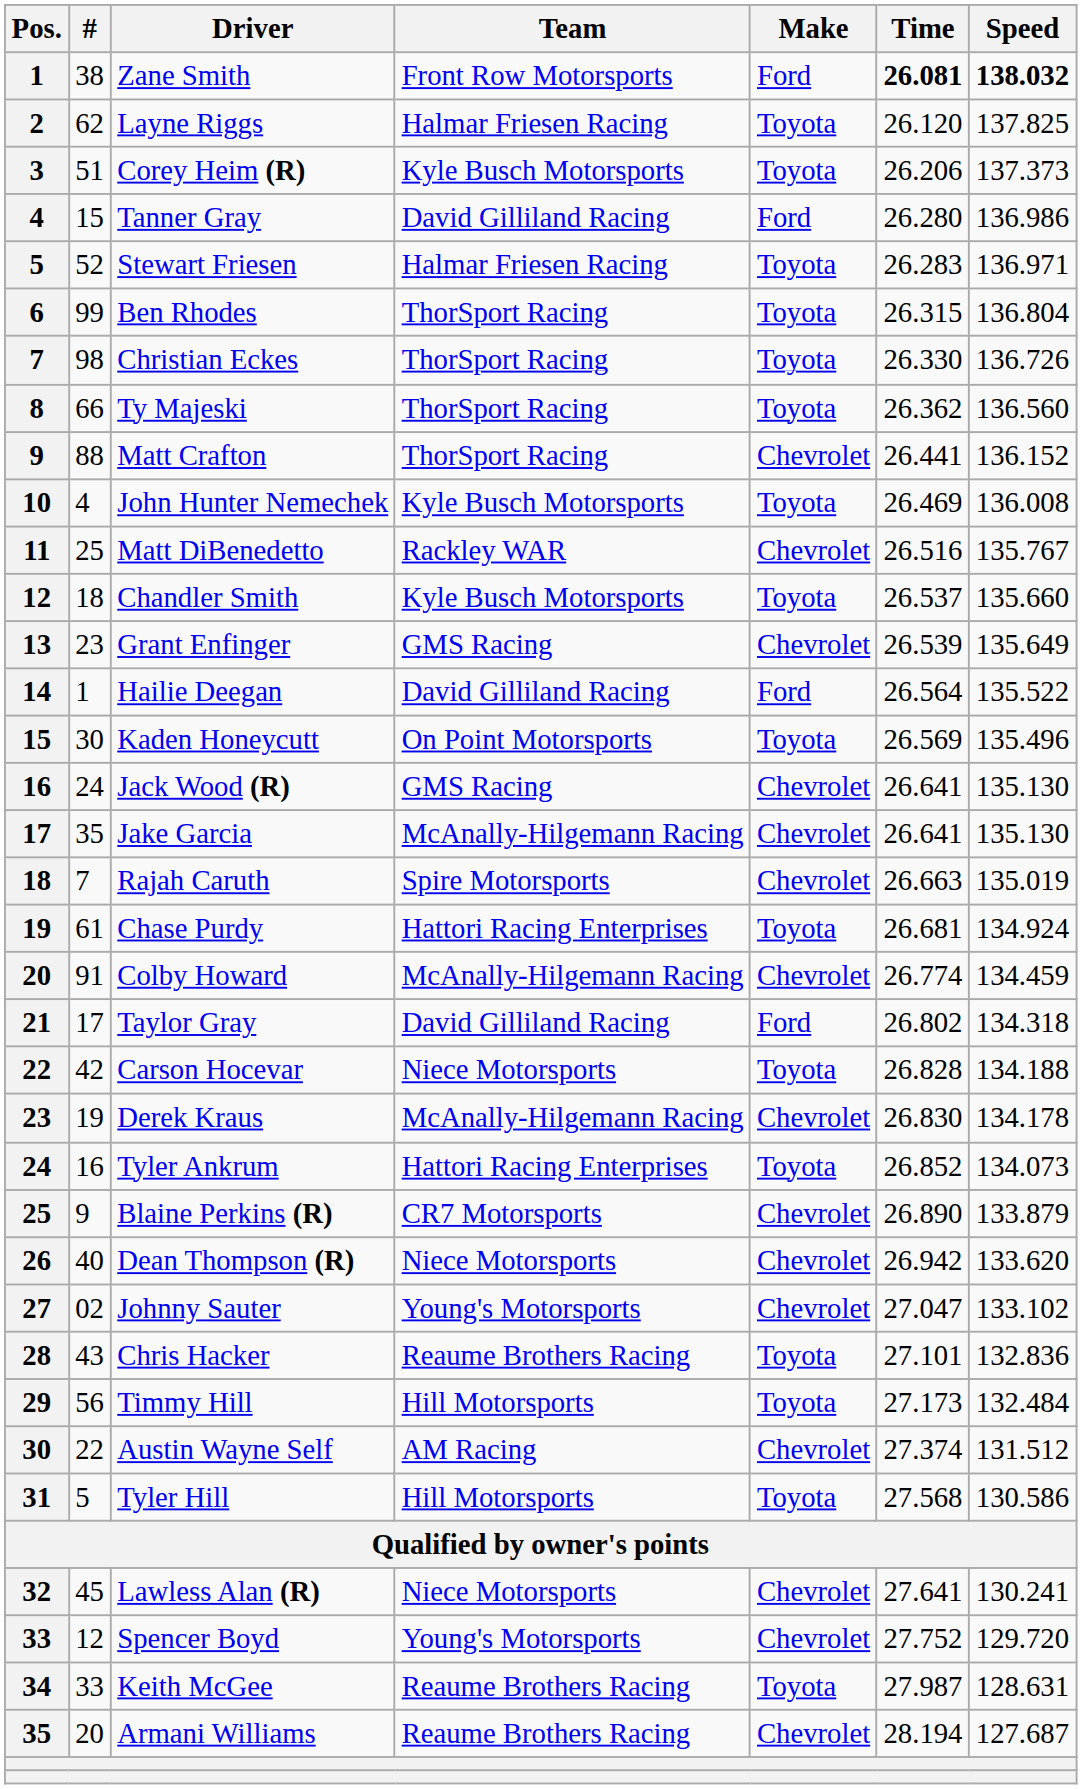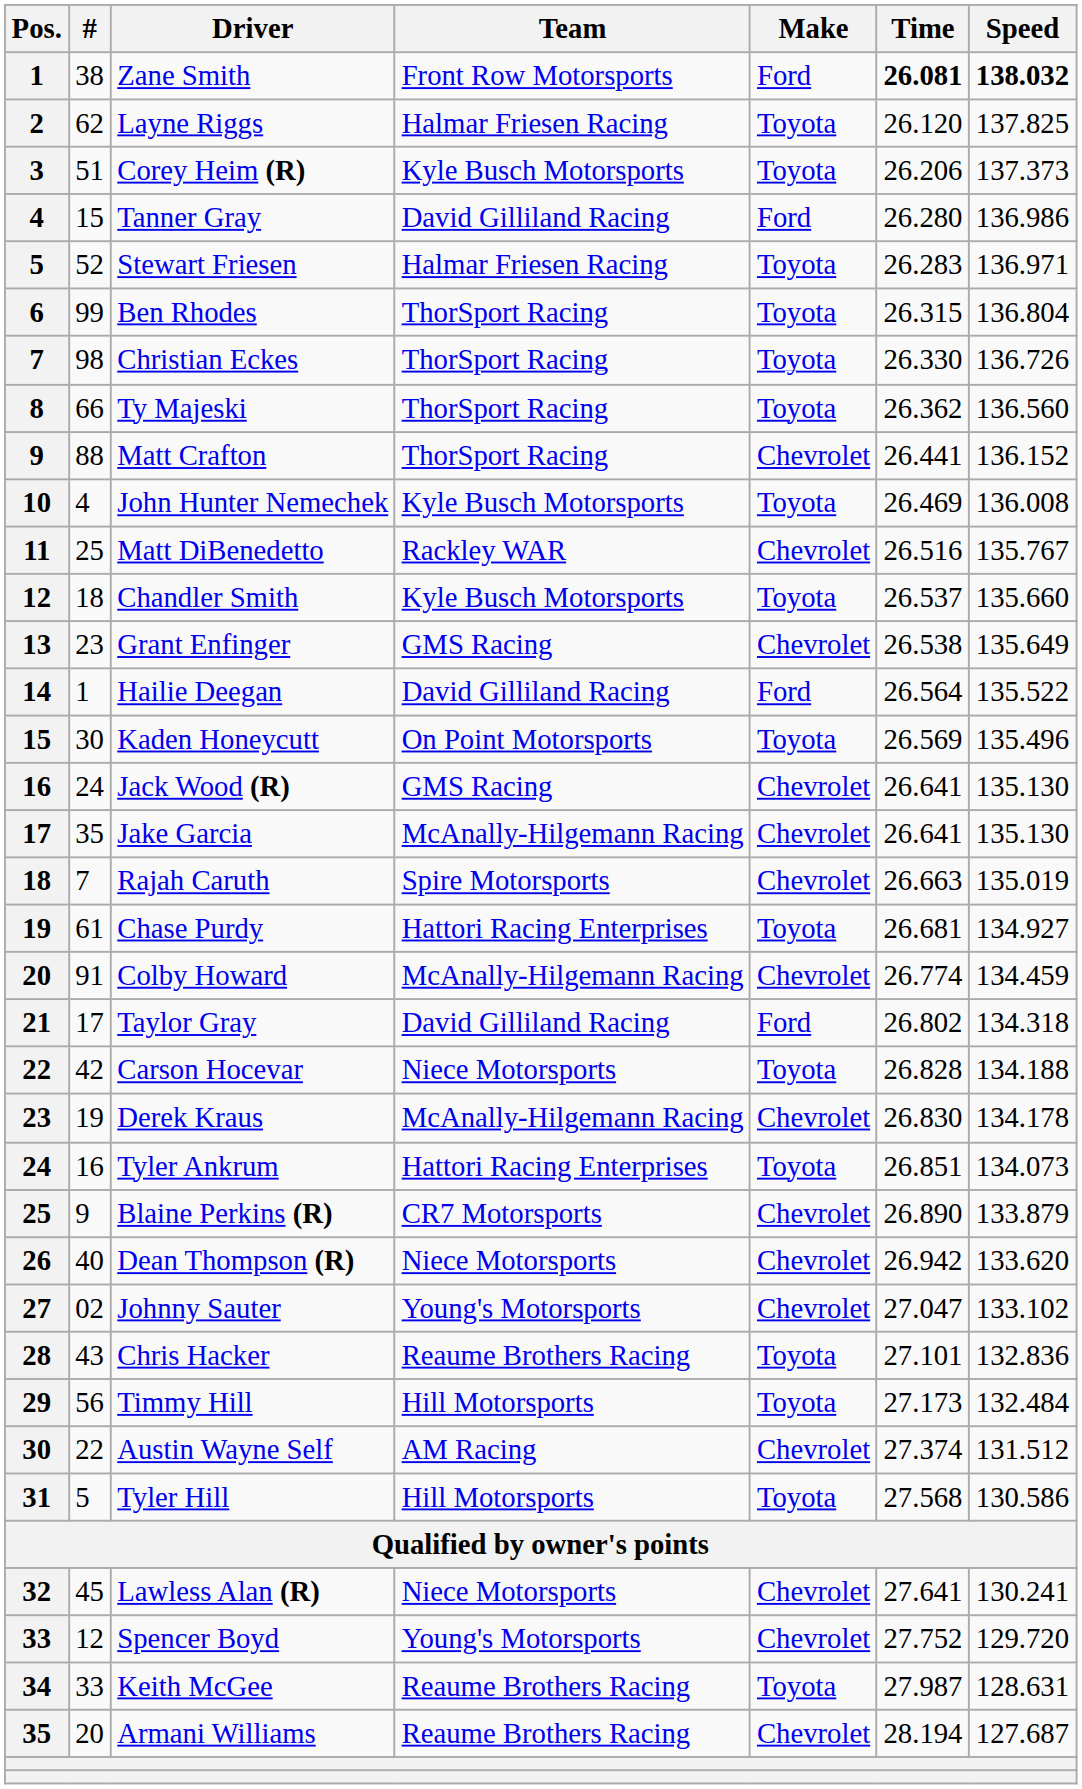(923, 644) 26.539 -> (923, 644) 26.538
(1022, 928) 134.924 -> (1022, 928) 134.927
(923, 1165) 26.852 -> (923, 1165) 26.851
